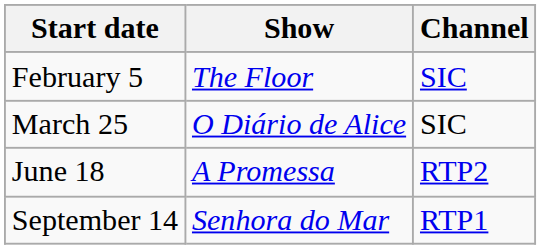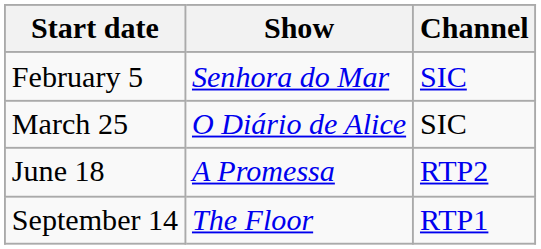(253, 76) The Floor -> (291, 76) Senhora do Mar
(291, 219) Senhora do Mar -> (253, 219) The Floor
